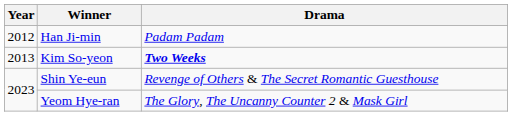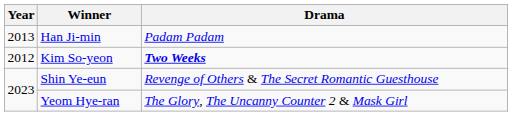(21, 36) 2012 -> (21, 36) 2013
(21, 57) 2013 -> (21, 57) 2012
